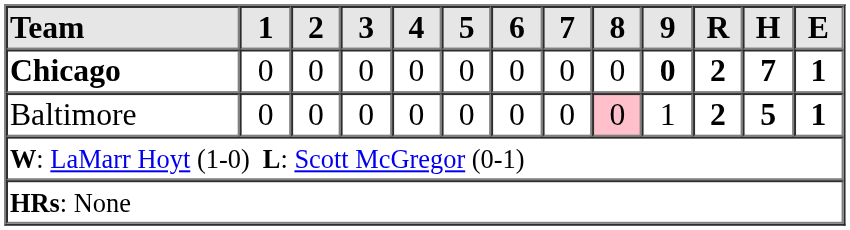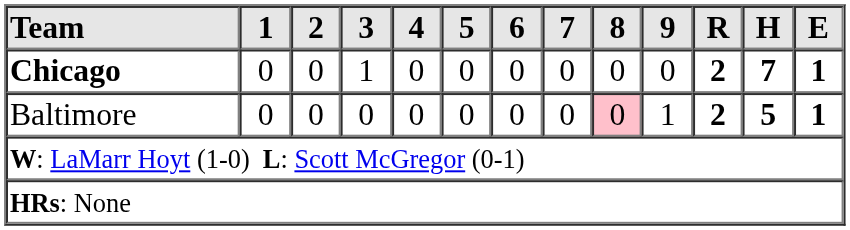(366, 70) 0 -> (366, 70) 1
(668, 70) bold -> (668, 70) normal
